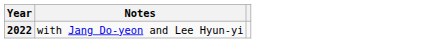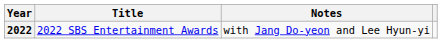+ column: (128, 13)
